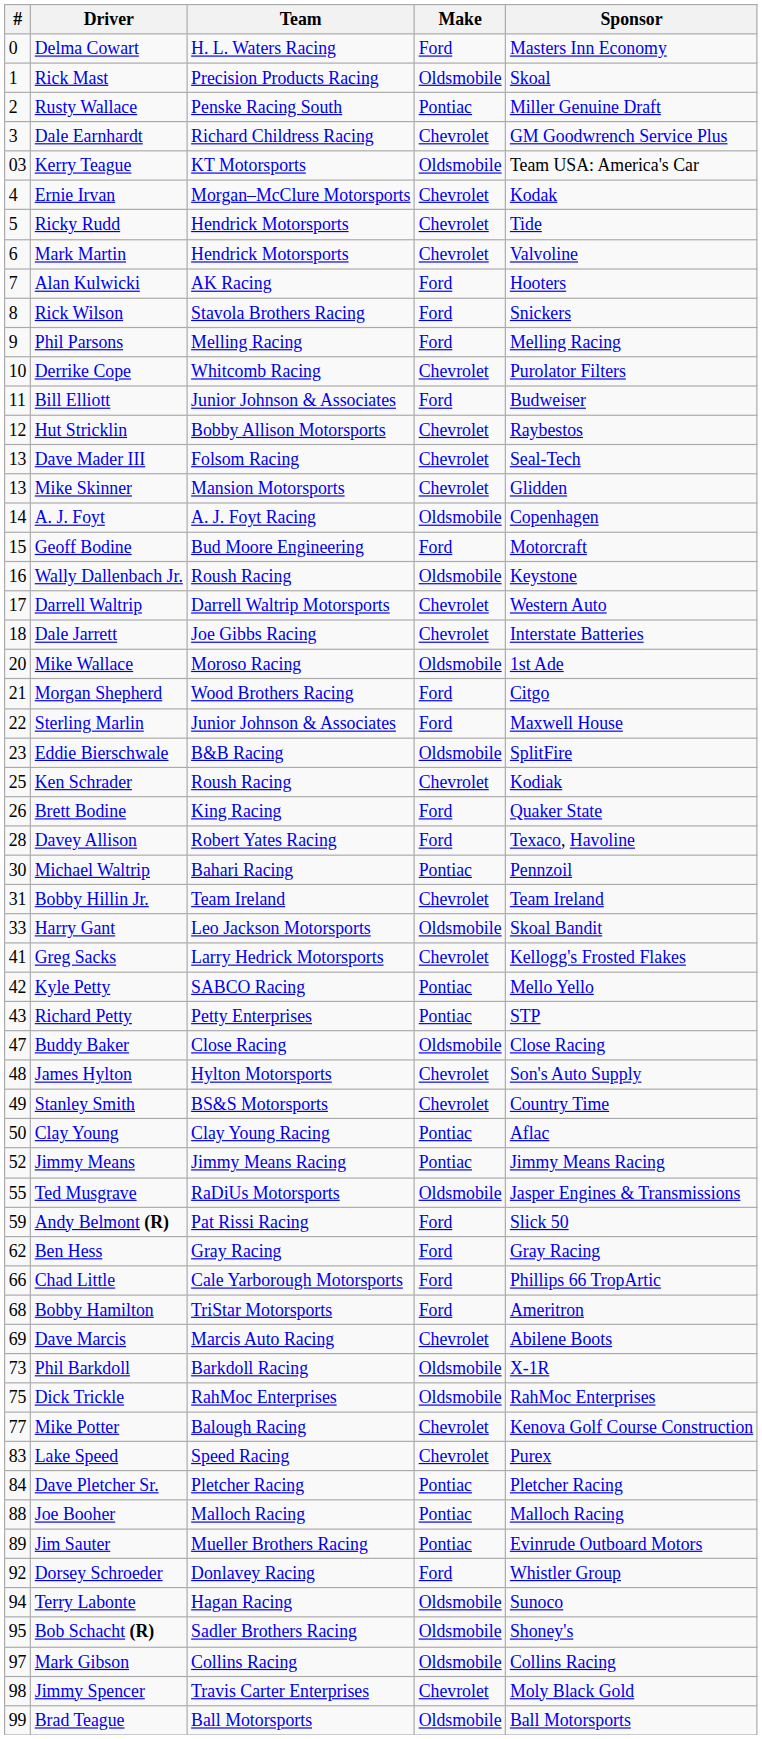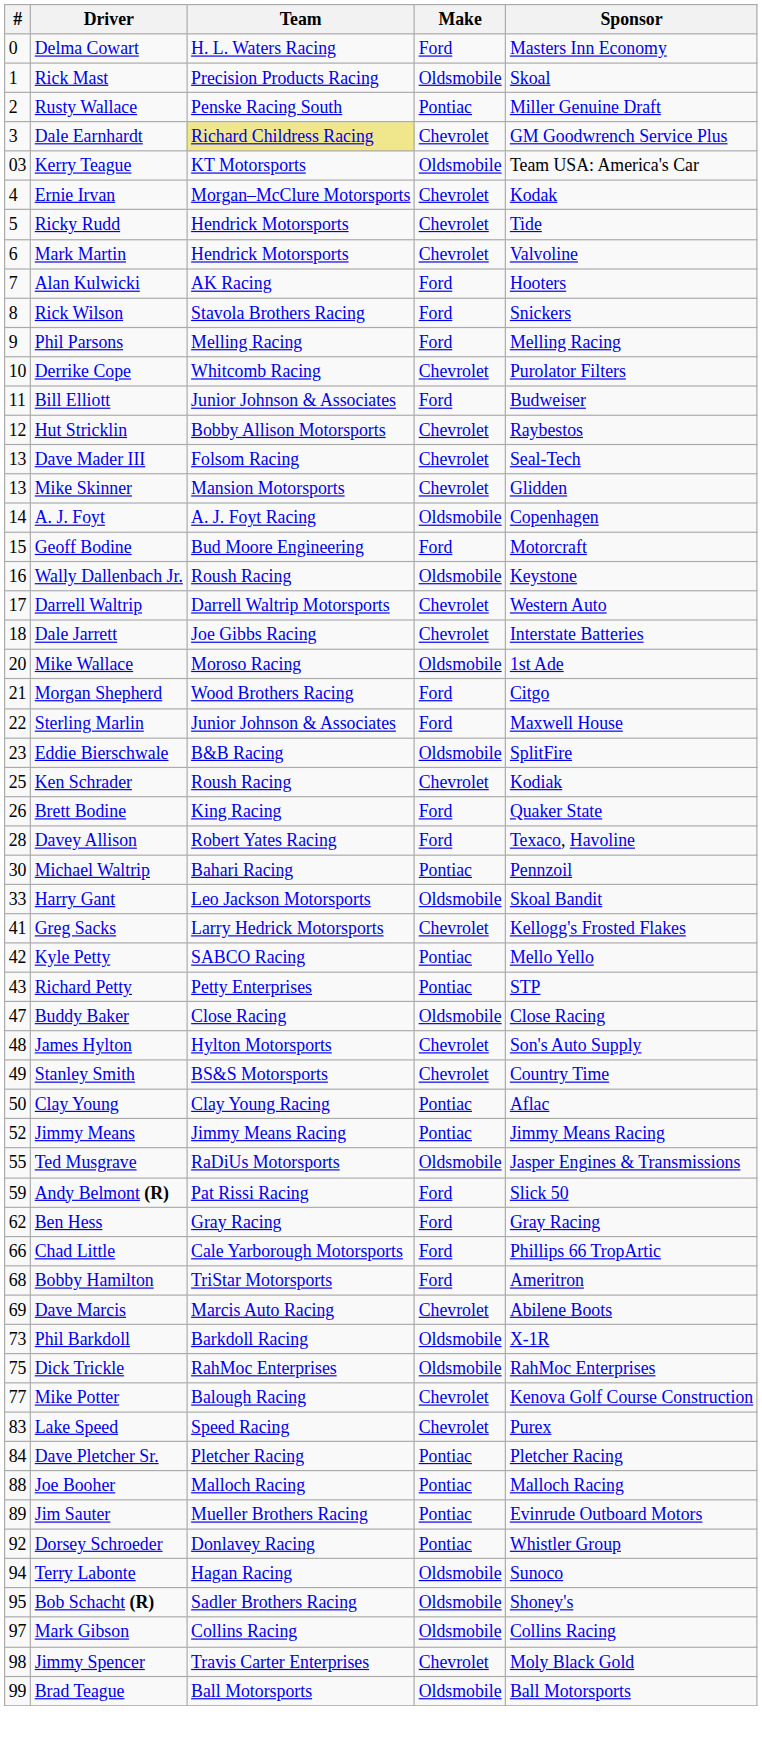(282, 136) no background -> (282, 136) khaki background
- row: (92, 899)
(435, 1573) Ford -> (445, 1544) Pontiac
